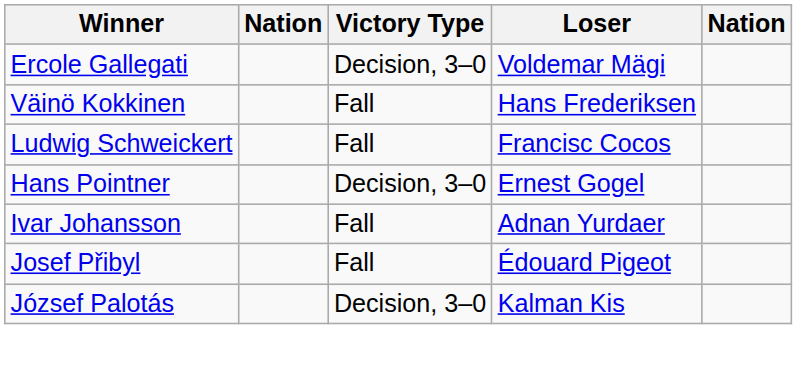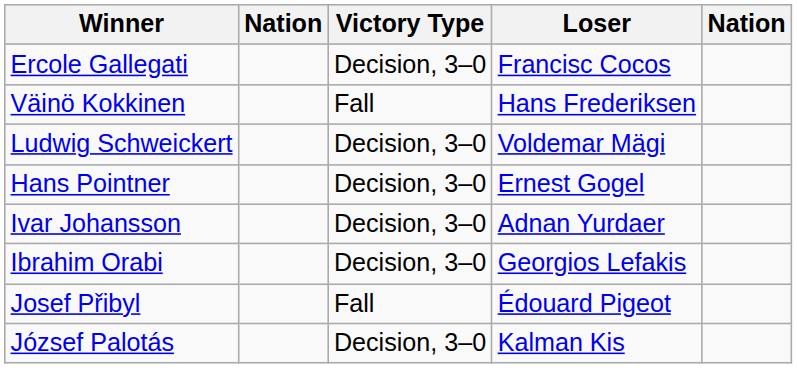(581, 64) Voldemar Mägi -> (584, 64) Francisc Cocos
(354, 143) Fall -> (410, 143) Decision, 3–0
(584, 143) Francisc Cocos -> (581, 143) Voldemar Mägi
(354, 223) Fall -> (410, 223) Decision, 3–0
+ row: (87, 263)
